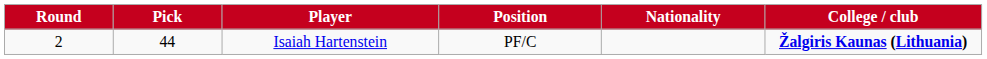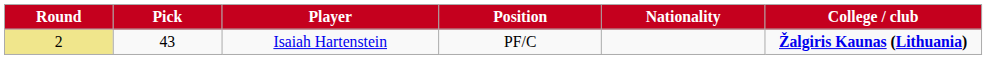(59, 41) no background -> (59, 41) khaki background
(167, 41) 44 -> (167, 41) 43
